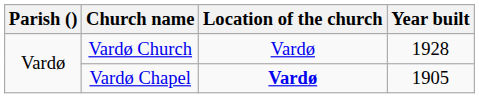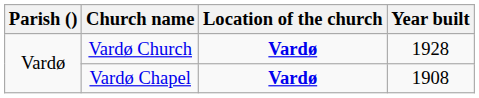(293, 48) normal -> (293, 48) bold
(430, 78) 1905 -> (430, 78) 1908
